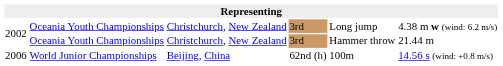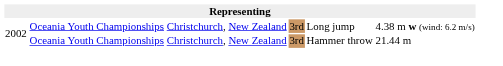- row: (16, 56)
